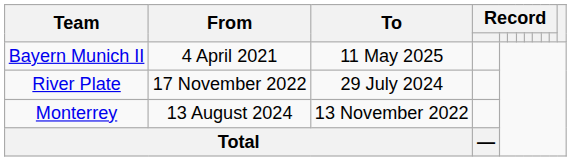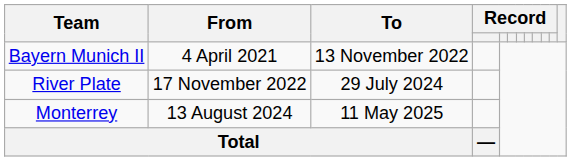(392, 55) 11 May 2025 -> (392, 55) 13 November 2022
(392, 113) 13 November 2022 -> (392, 113) 11 May 2025
